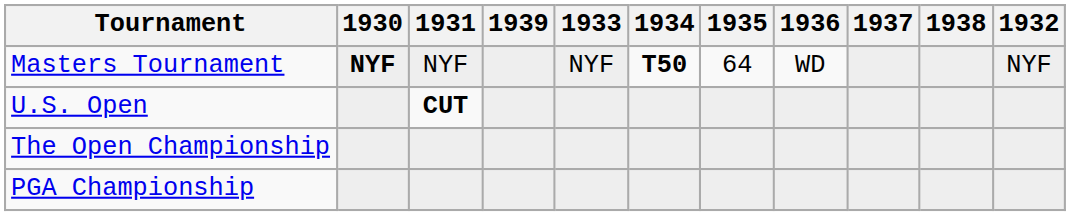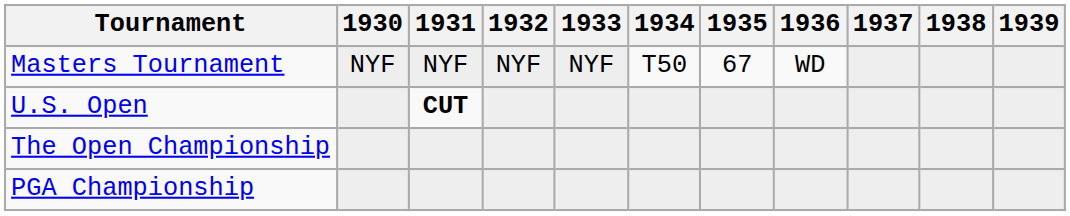columns swapped: (1029, 26) <-> (518, 26)
(373, 67) bold -> (373, 67) normal
(664, 67) bold -> (664, 67) normal
(737, 67) 64 -> (737, 67) 67
